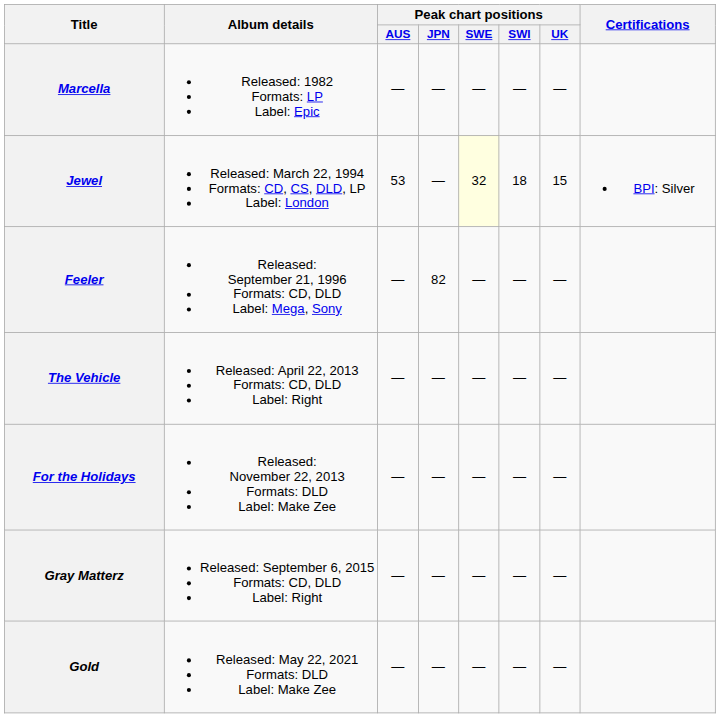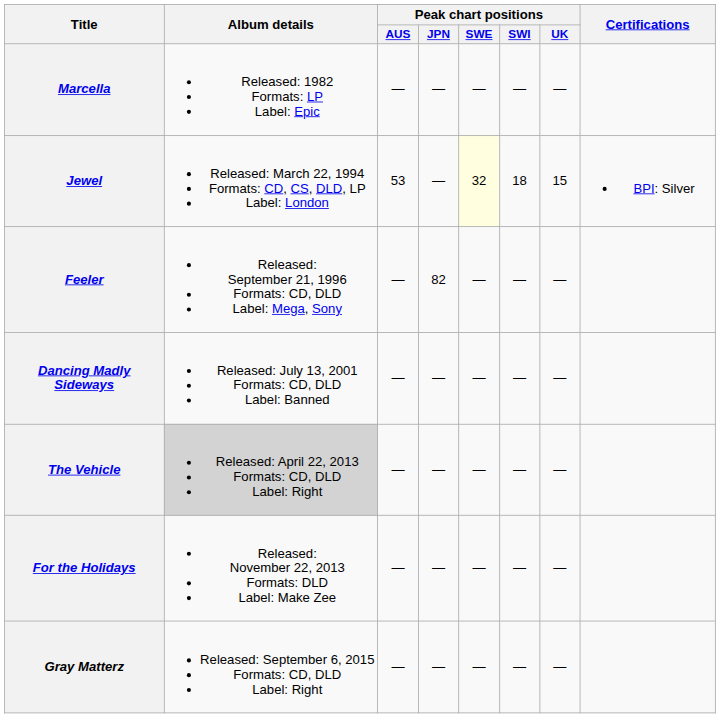+ row: (84, 378)
(271, 386) no background -> (271, 477) lightgrey background
- row: (84, 667)
